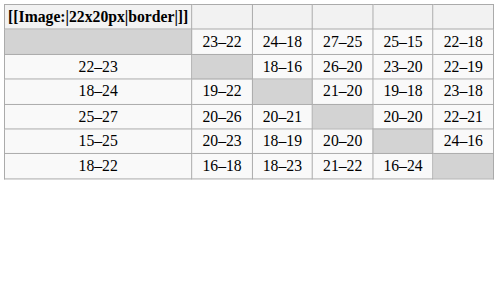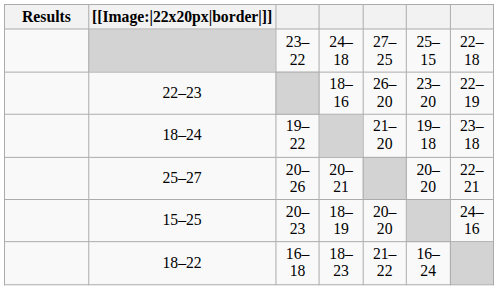+ column: (46, 16)
